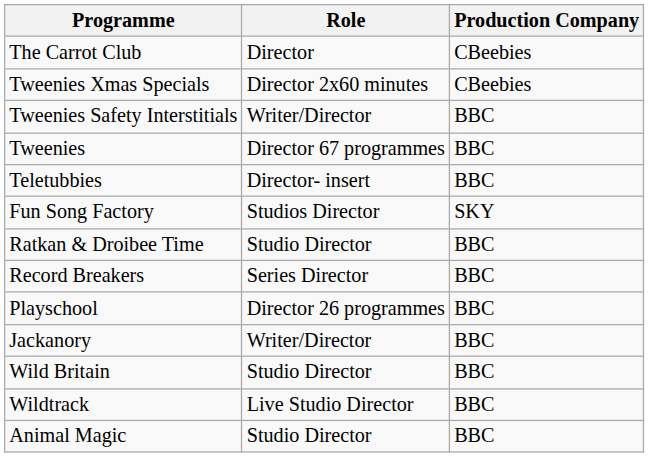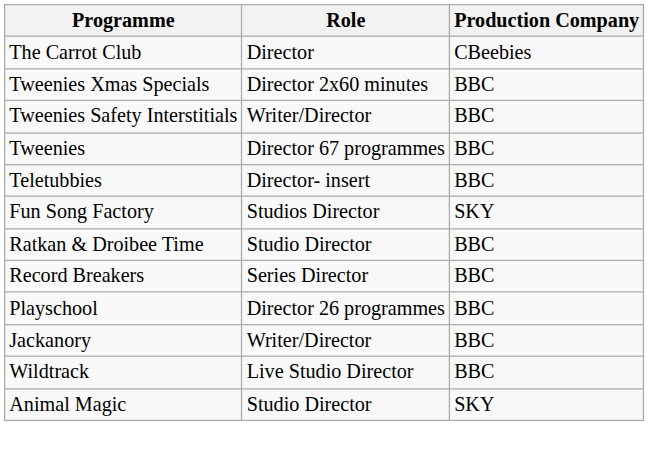(493, 84) CBeebies -> (474, 84) BBC
- row: (60, 372)
(474, 436) BBC -> (474, 404) SKY
